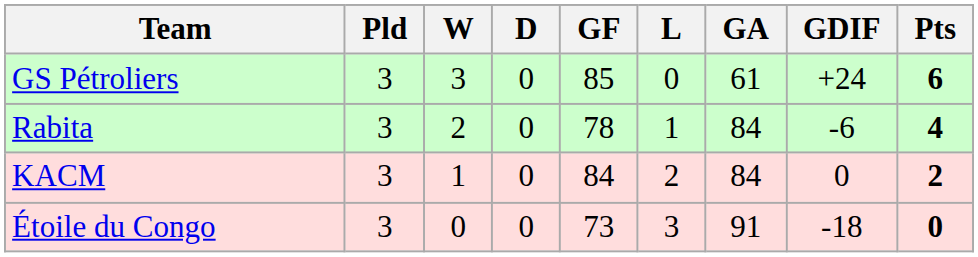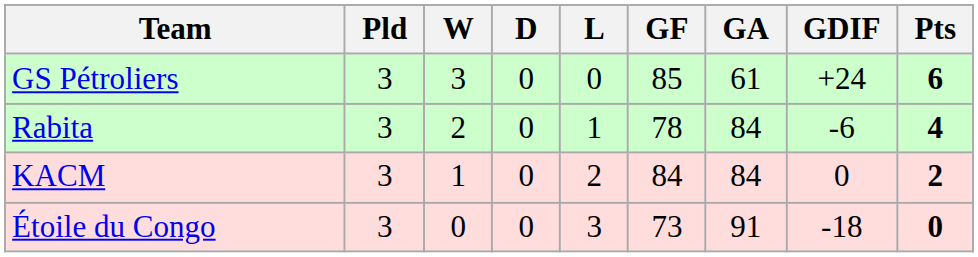columns swapped: (671, 29) <-> (599, 29)
